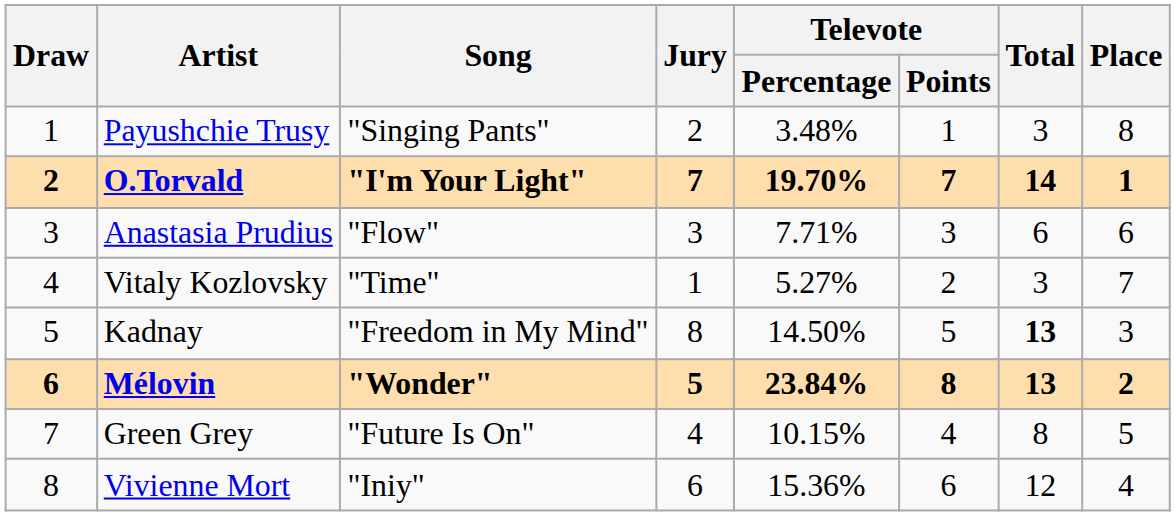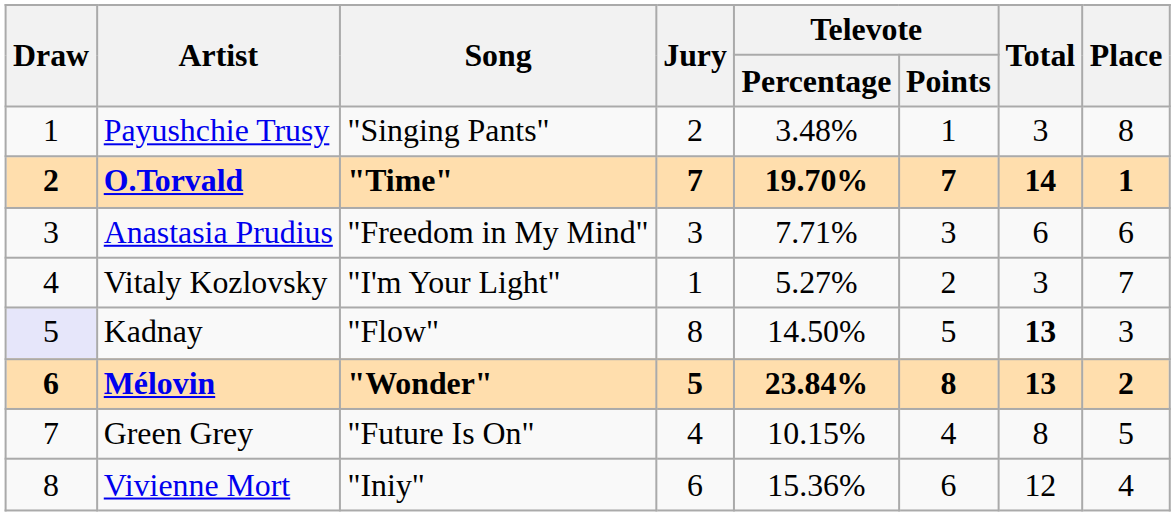(467, 181) "I'm Your Light" -> (400, 181) "Time"
(393, 231) "Flow" -> (498, 231) "Freedom in My Mind"
(394, 282) "Time" -> (454, 282) "I'm Your Light"
(51, 332) no background -> (51, 332) lavender background
(498, 332) "Freedom in My Mind" -> (393, 332) "Flow"
